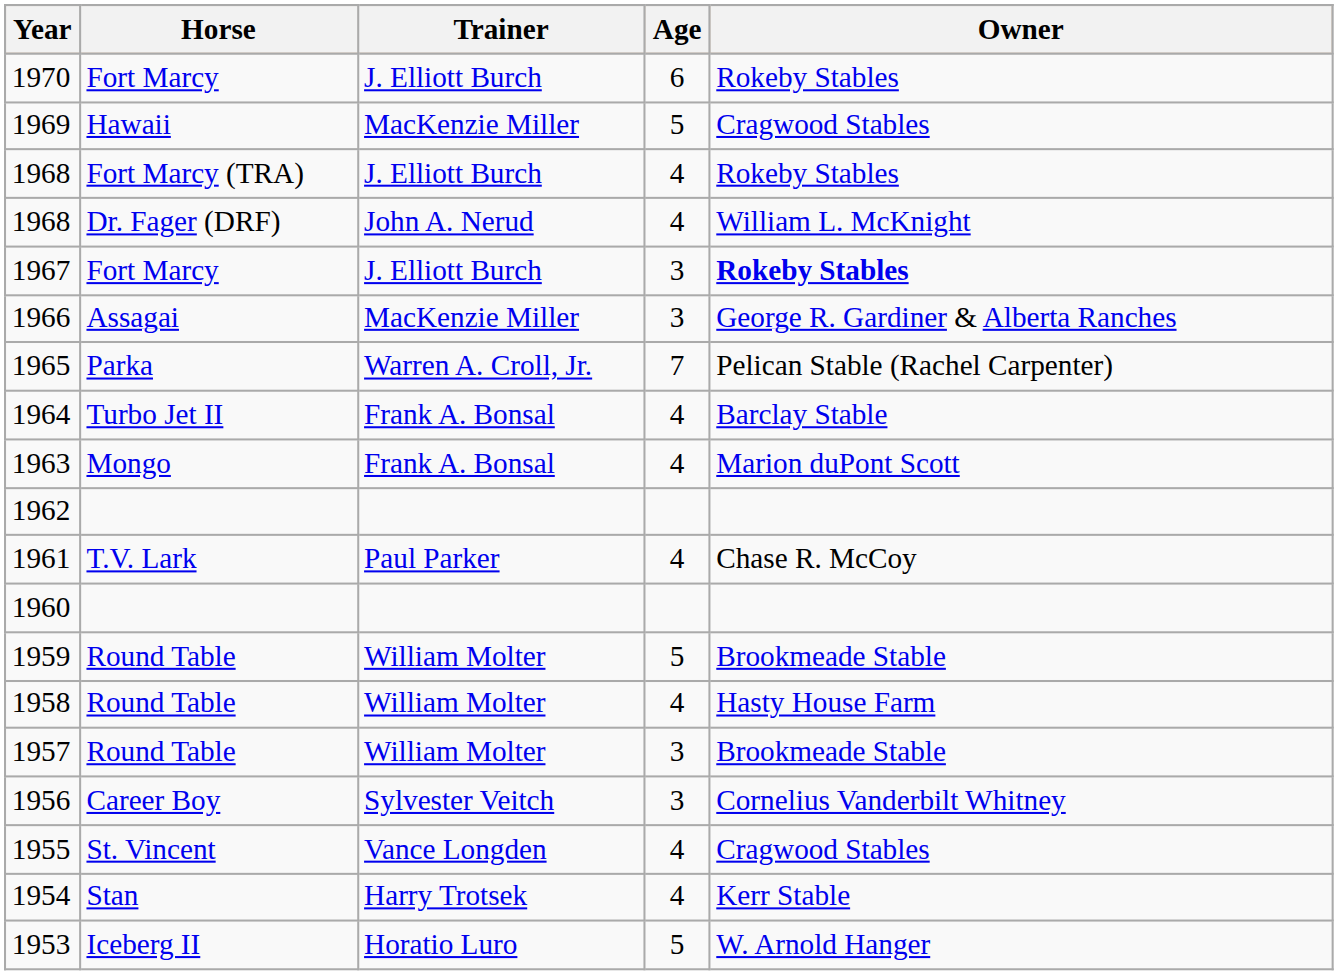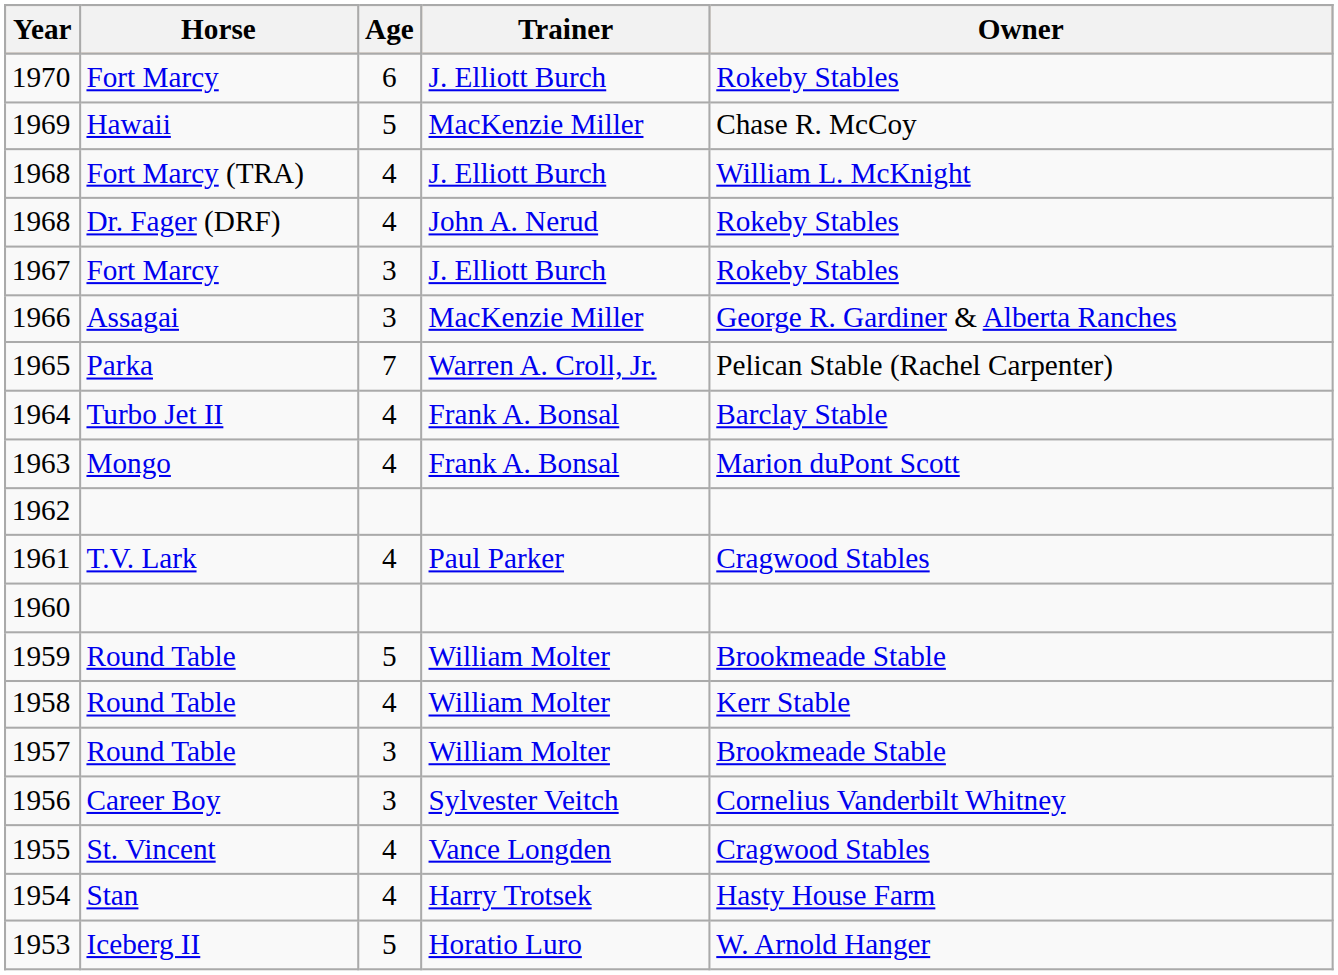columns swapped: (677, 28) <-> (501, 28)
(823, 125) Cragwood Stables -> (816, 125) Chase R. McCoy
(808, 173) Rokeby Stables -> (843, 173) William L. McKnight
(843, 221) William L. McKnight -> (808, 221) Rokeby Stables
(812, 270) bold -> (808, 270) normal
(816, 559) Chase R. McCoy -> (823, 559) Cragwood Stables
(826, 703) Hasty House Farm -> (783, 703) Kerr Stable
(783, 896) Kerr Stable -> (826, 896) Hasty House Farm
